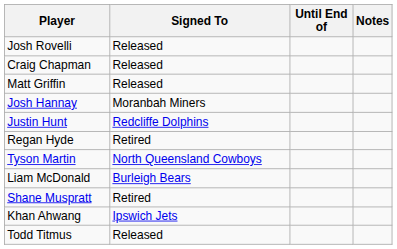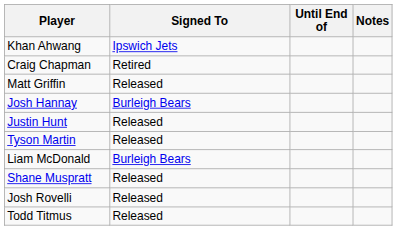rows swapped: (44, 216) <-> (39, 46)
(138, 65) Released -> (132, 65) Retired
(159, 103) Moranbah Miners -> (152, 103) Burleigh Bears
(160, 122) Redcliffe Dolphins -> (138, 122) Released
- row: (40, 141)
(187, 160) North Queensland Cowboys -> (138, 141) Released
(132, 197) Retired -> (138, 179) Released
